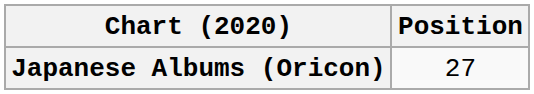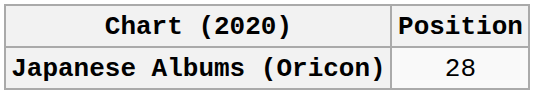(460, 69) 27 -> (460, 69) 28
